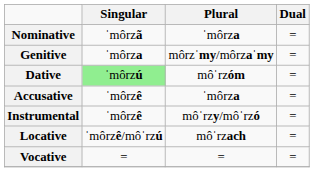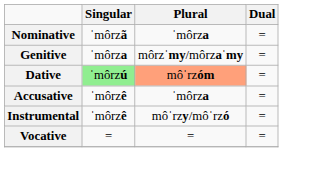(221, 75) no background -> (191, 75) lightsalmon background
- row: (43, 136)
